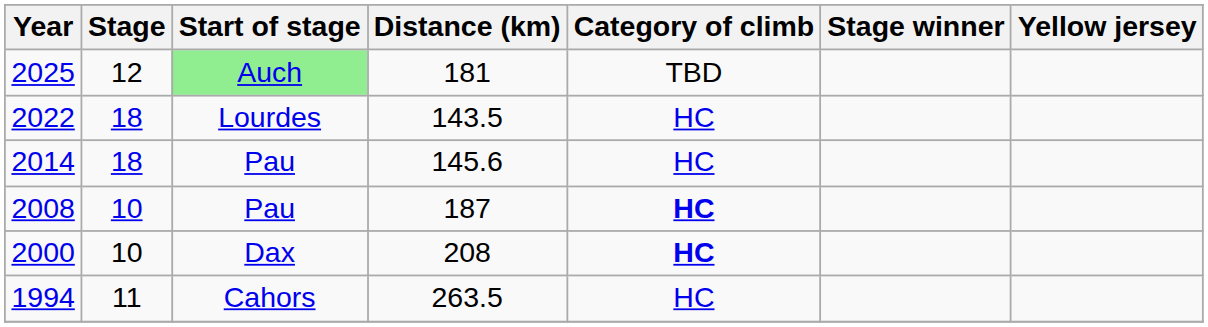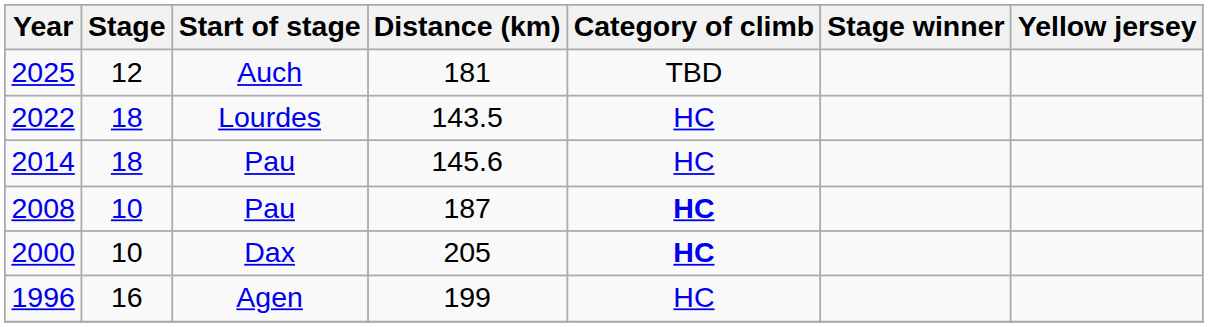(270, 72) lightgreen background -> (270, 72) no background
(467, 252) 208 -> (467, 252) 205
+ row: (43, 298)
- row: (43, 298)
